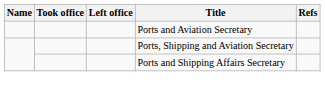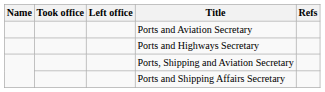+ row: (198, 46)
